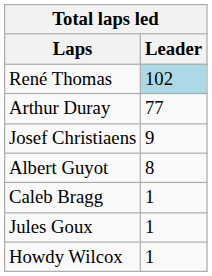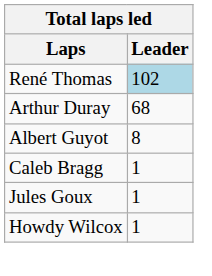(154, 108) 77 -> (141, 108) 68
- row: (73, 138)
